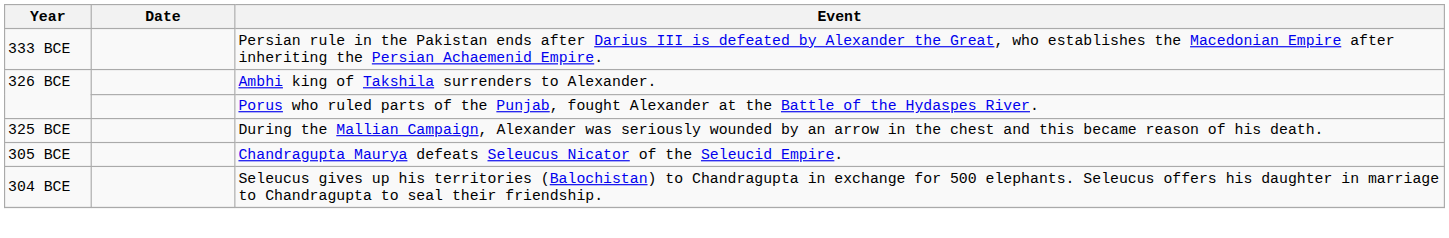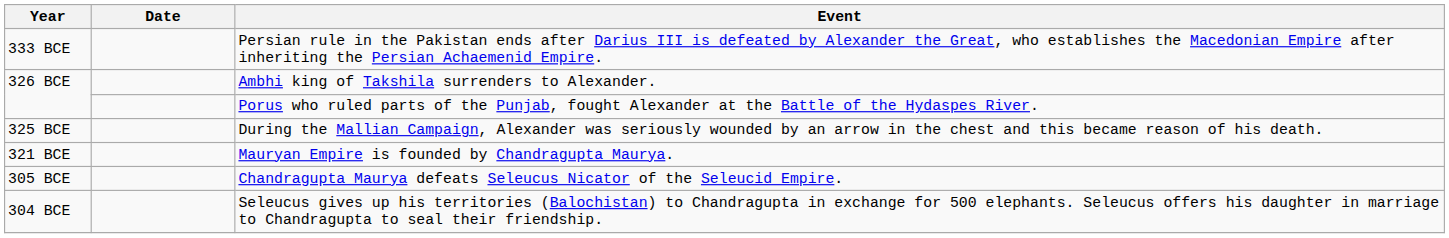+ row: (456, 155)
